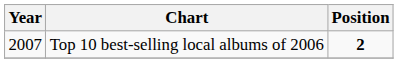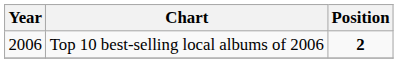(25, 44) 2007 -> (25, 44) 2006
